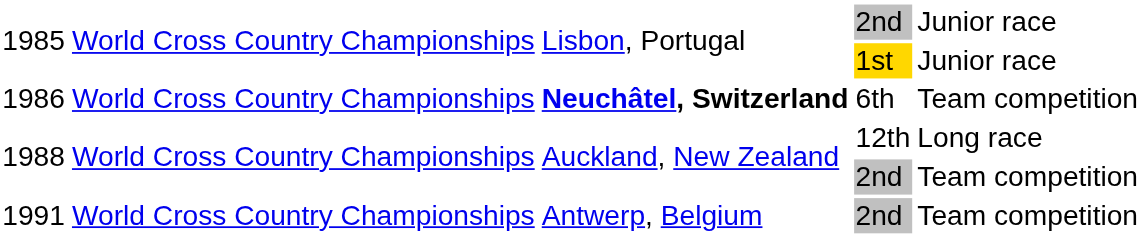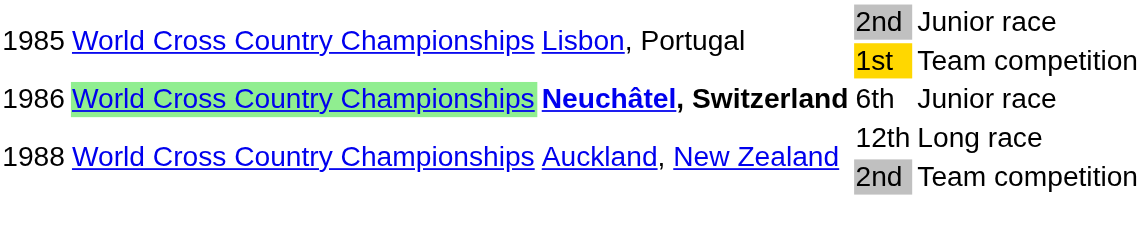(987, 60) Junior race -> (1028, 60) Team competition
(303, 99) no background -> (303, 99) lightgreen background
(1028, 99) Team competition -> (987, 99) Junior race
- row: (34, 215)
